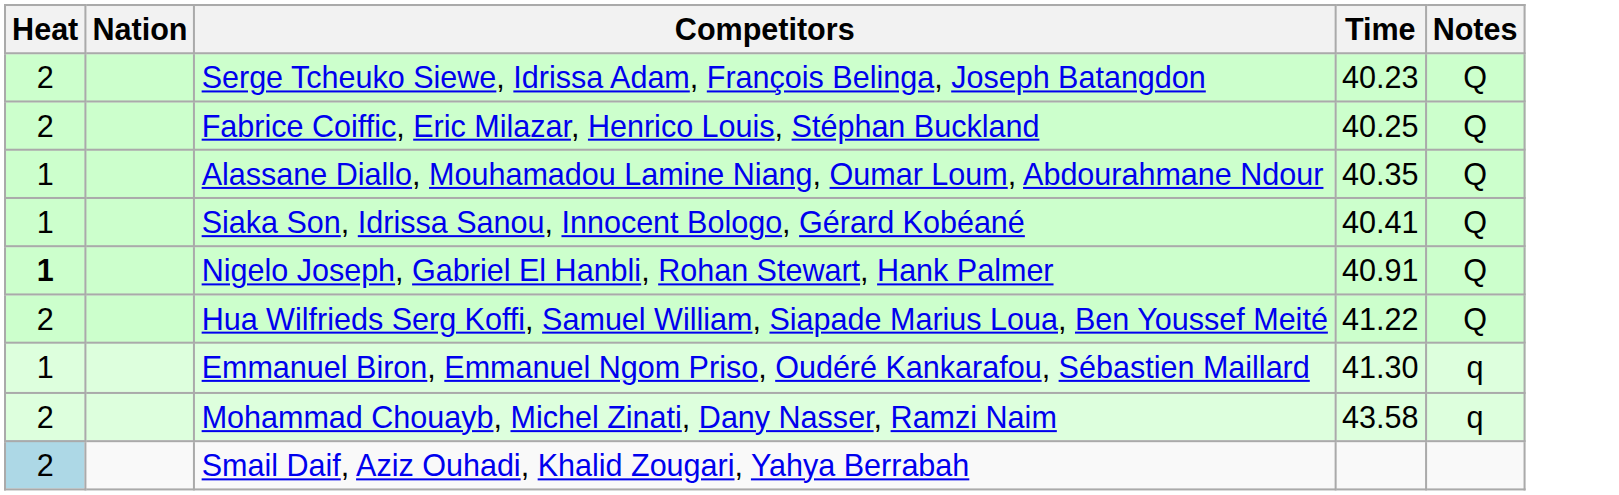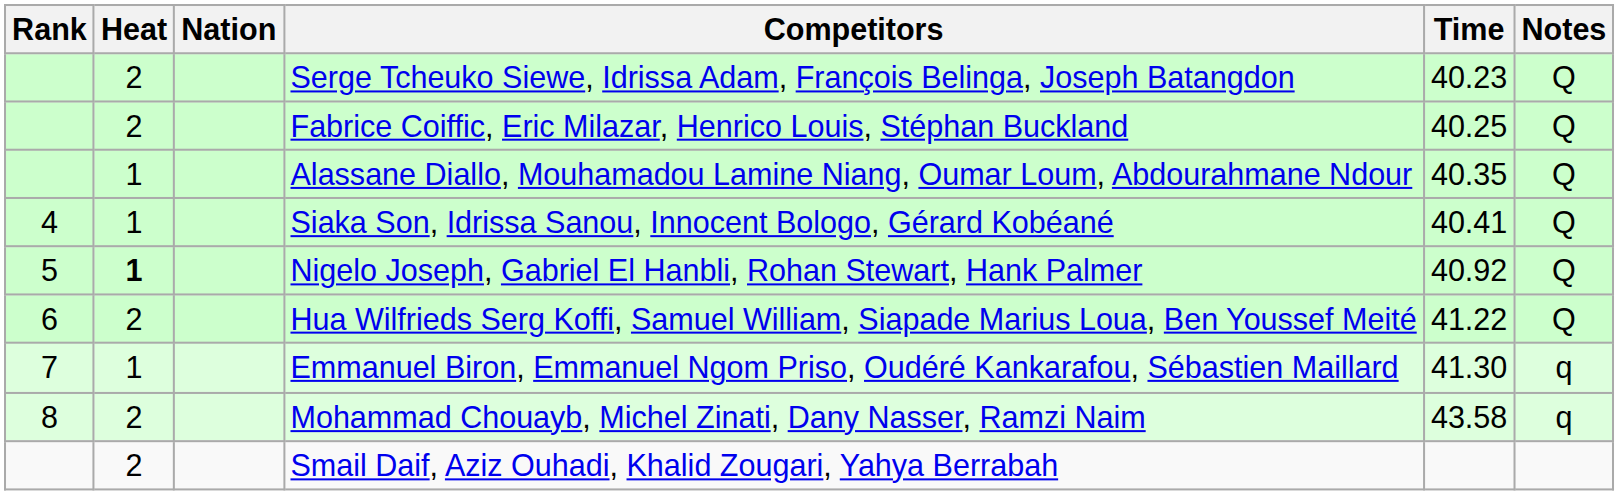+ column: (49, 29)
(1380, 271) 40.91 -> (1469, 271) 40.92
(45, 465) lightblue background -> (134, 465) no background
